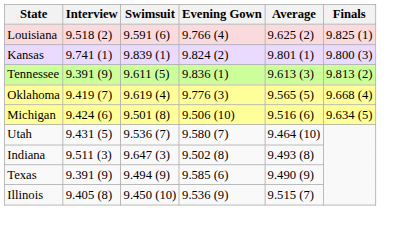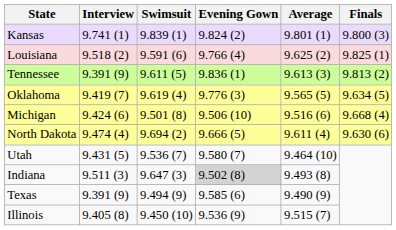rows swapped: (32, 34) <-> (26, 54)
(349, 94) 9.668 (4) -> (366, 94) 9.634 (5)
(349, 114) 9.634 (5) -> (366, 114) 9.668 (4)
+ row: (42, 134)
(205, 154) no background -> (222, 174) lightgrey background
